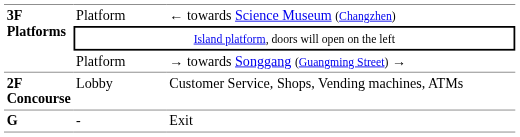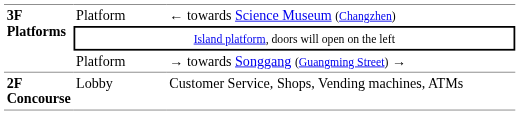- row: (78, 121)
